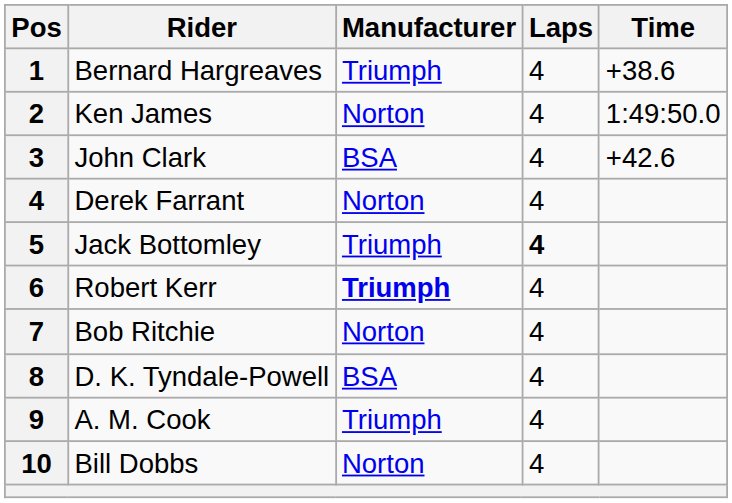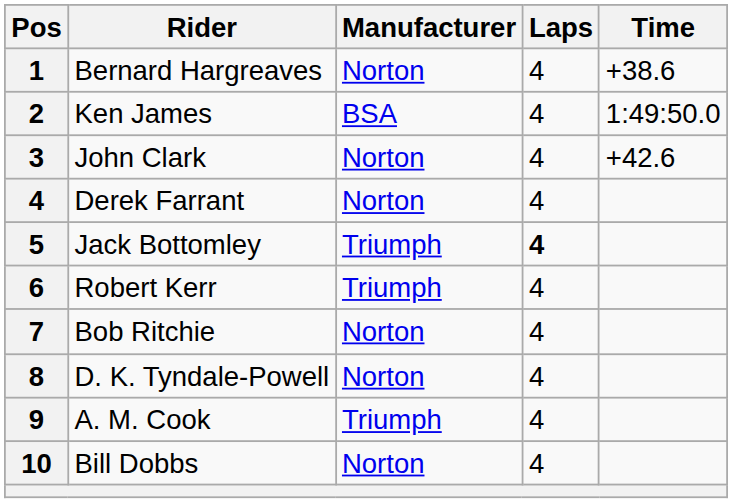(392, 70) Triumph -> (383, 70) Norton
(383, 114) Norton -> (369, 114) BSA
(369, 158) BSA -> (383, 158) Norton
(396, 288) bold -> (392, 288) normal
(369, 375) BSA -> (383, 375) Norton
